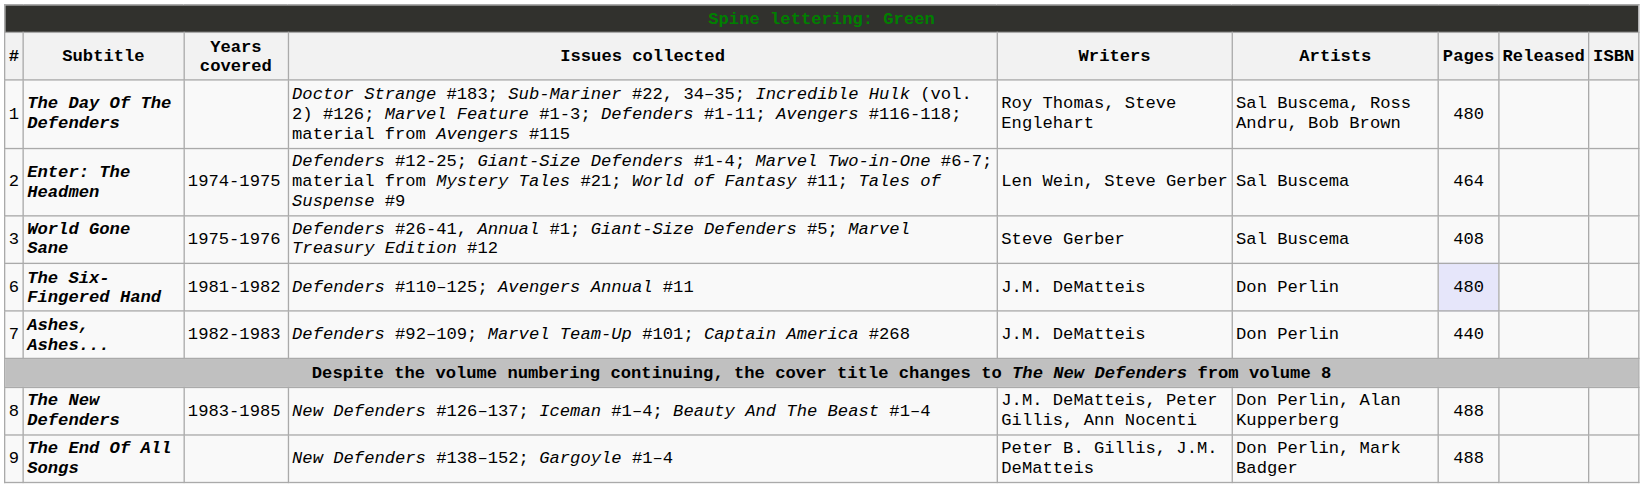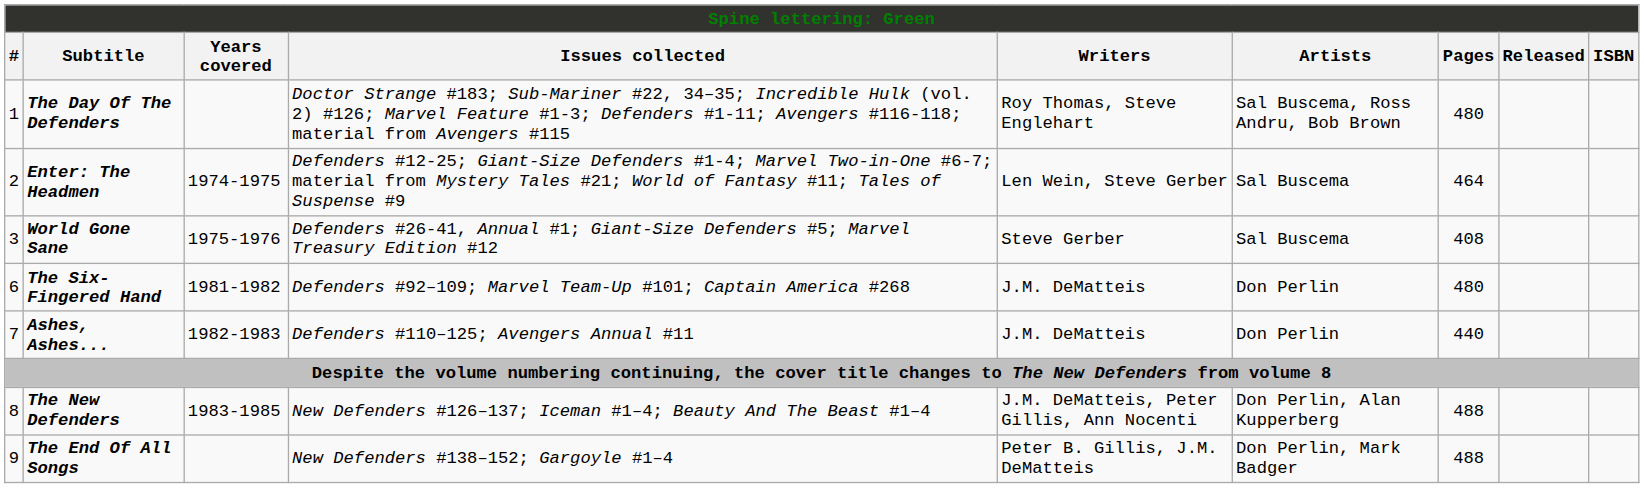(493, 287) Defenders #110–125; Avengers Annual #11 -> (601, 287) Defenders #92–109; Marvel Team-Up #101; Captain America #268
(1469, 287) lavender background -> (1469, 287) no background
(601, 335) Defenders #92–109; Marvel Team-Up #101; Captain America #268 -> (493, 335) Defenders #110–125; Avengers Annual #11
